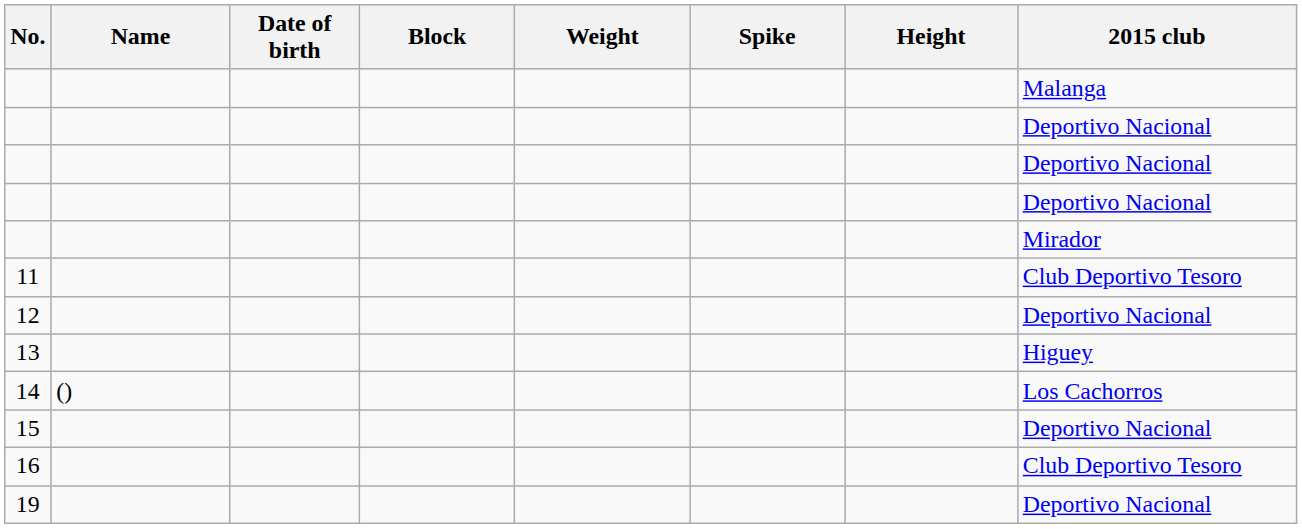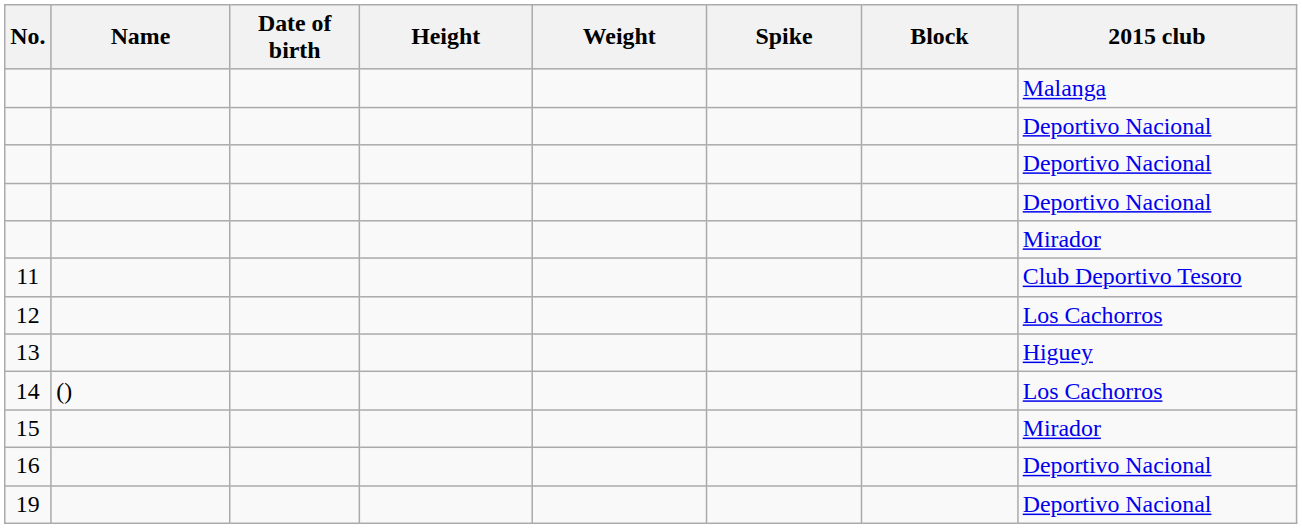columns swapped: (931, 36) <-> (437, 36)
(1117, 314) Deportivo Nacional -> (1093, 314) Los Cachorros
(1117, 428) Deportivo Nacional -> (1062, 428) Mirador
(1132, 466) Club Deportivo Tesoro -> (1117, 466) Deportivo Nacional
